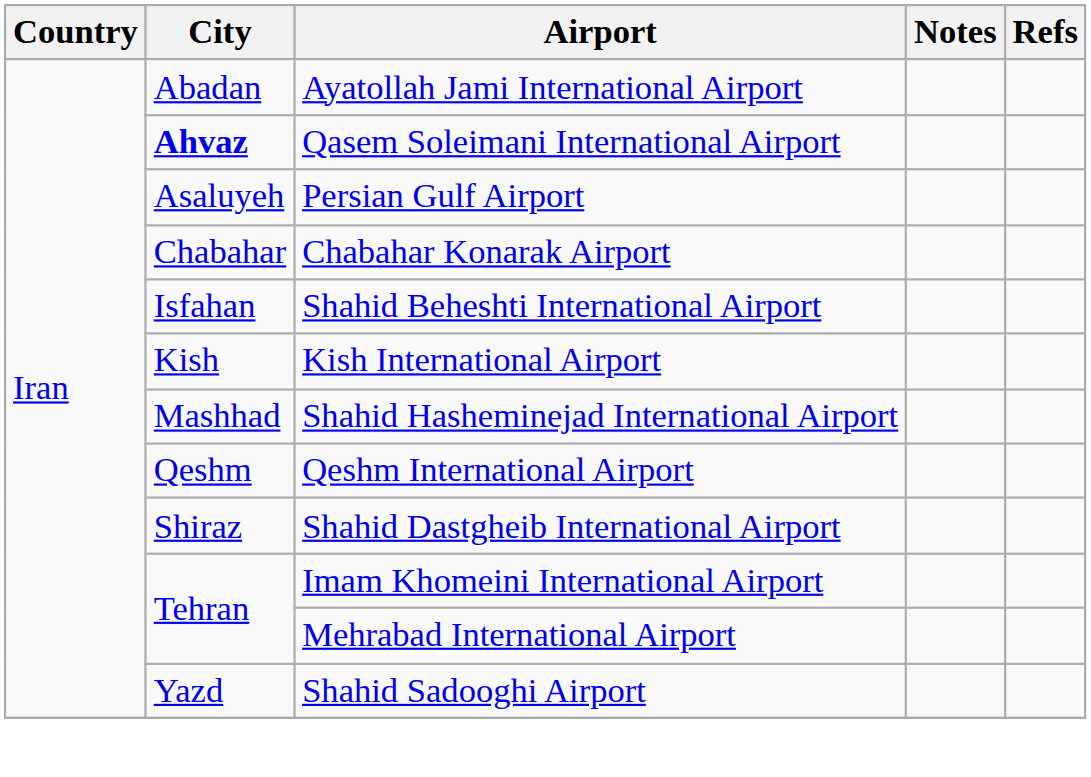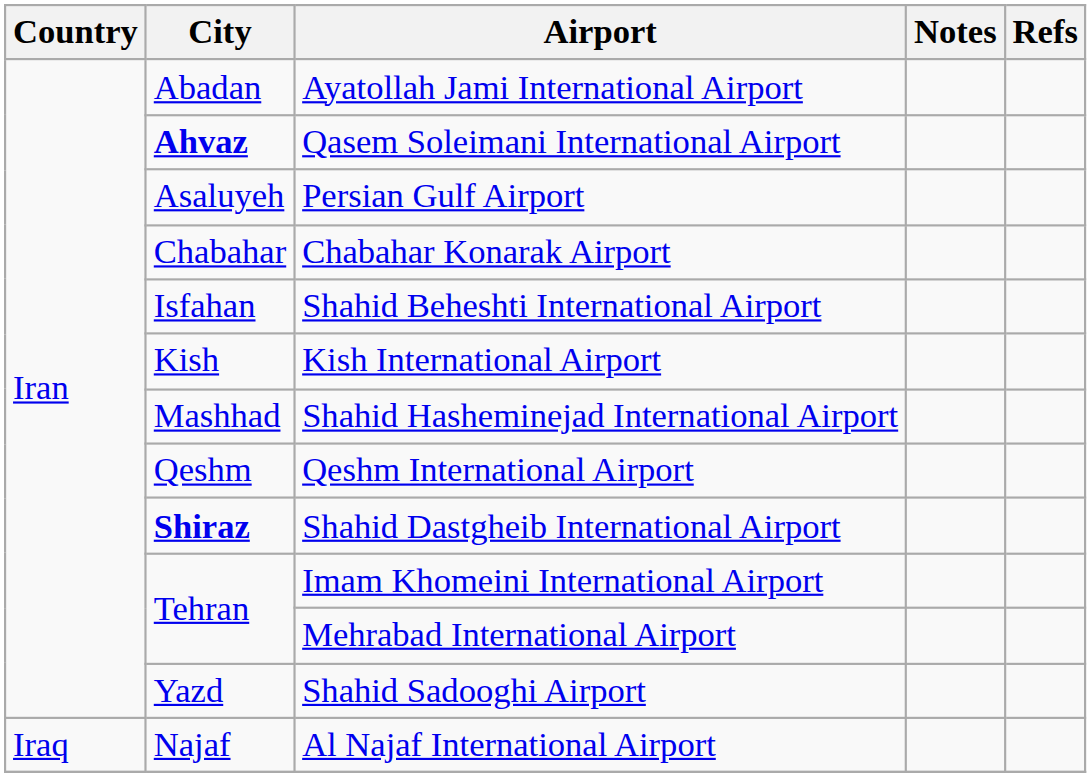(198, 525) normal -> (202, 525) bold
+ row: (509, 744)
